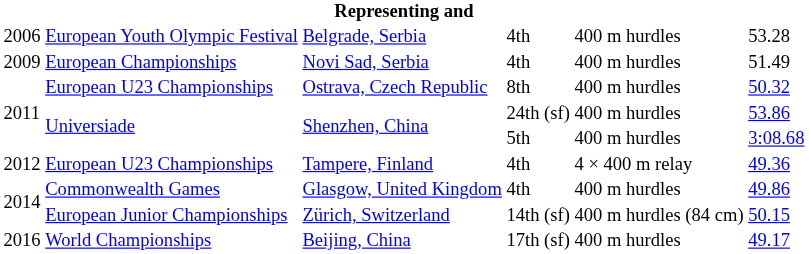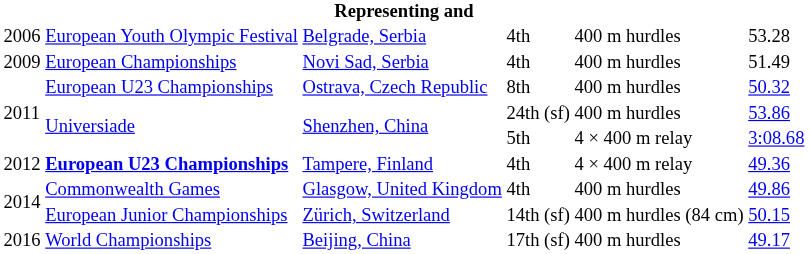(628, 138) 400 m hurdles -> (633, 138) 4 × 400 m relay
(159, 163) normal -> (167, 163) bold
